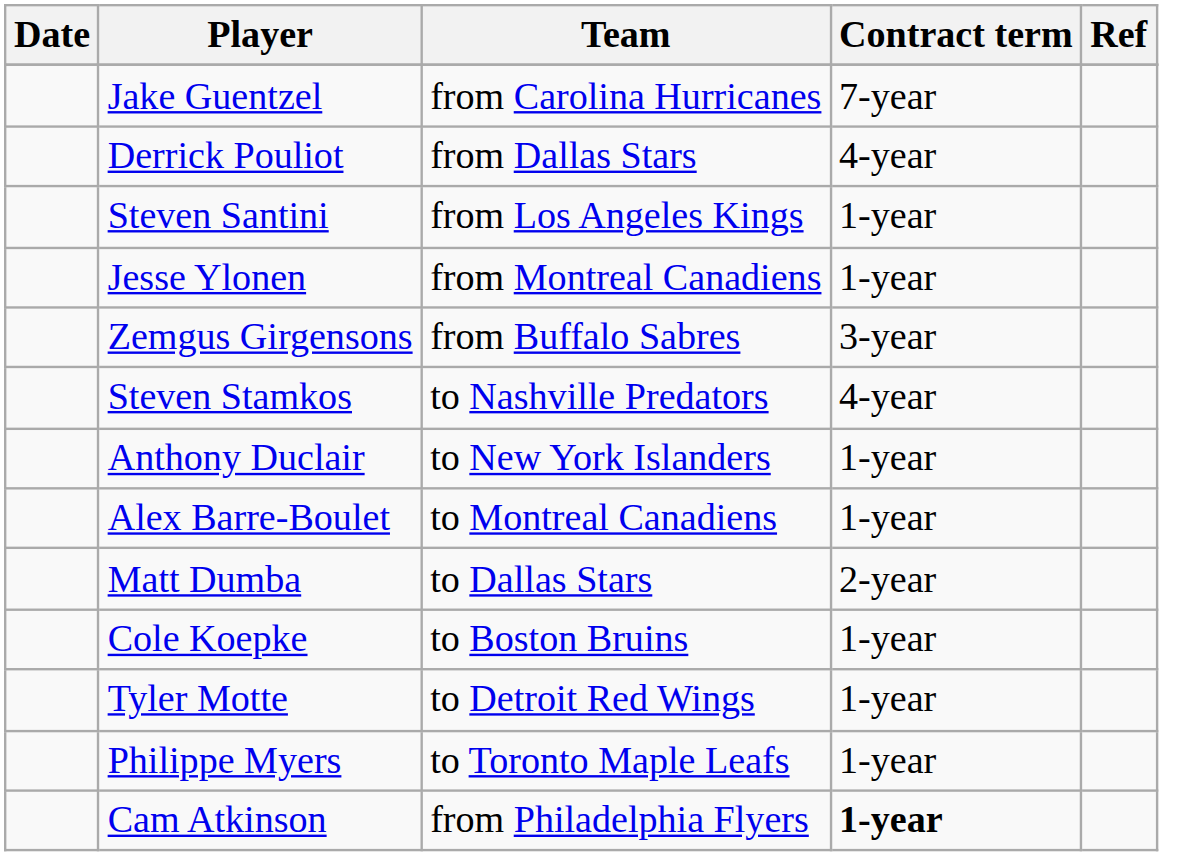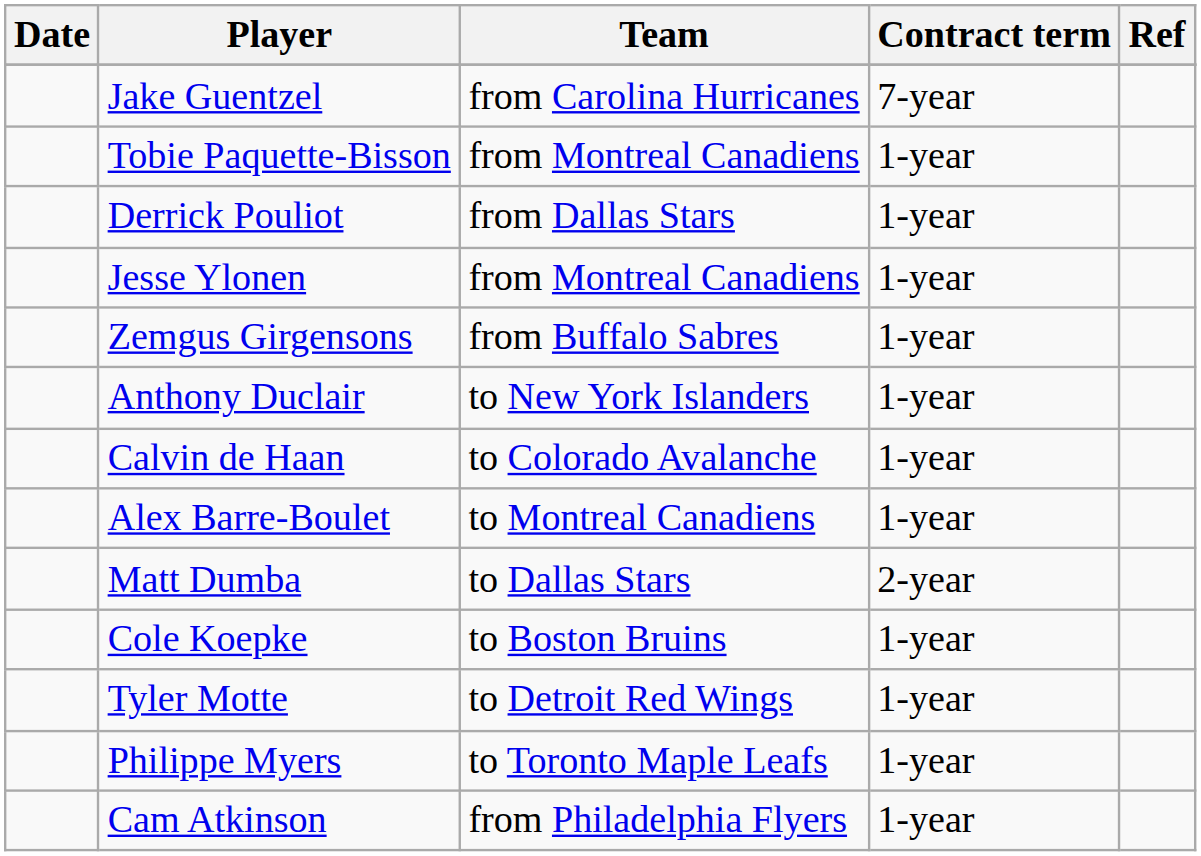+ row: (279, 155)
(888, 155) 4-year -> (926, 215) 1-year
- row: (218, 215)
(888, 336) 3-year -> (926, 336) 1-year
- row: (230, 397)
+ row: (226, 457)
(891, 819) bold -> (926, 819) normal
